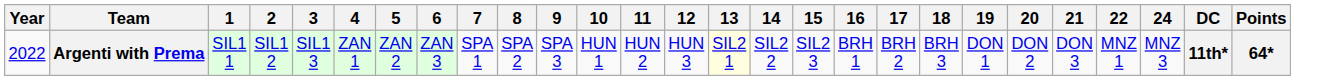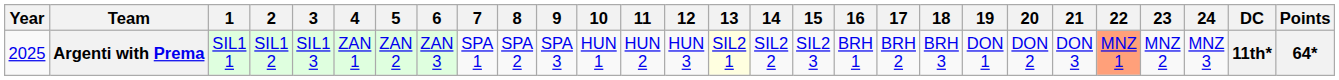+ column: (1163, 17)
(27, 53) 2022 -> (27, 53) 2025
(1119, 53) no background -> (1119, 53) lightsalmon background
